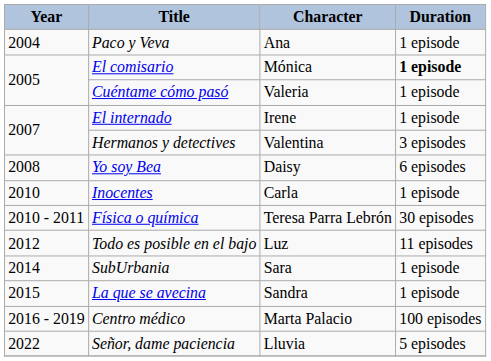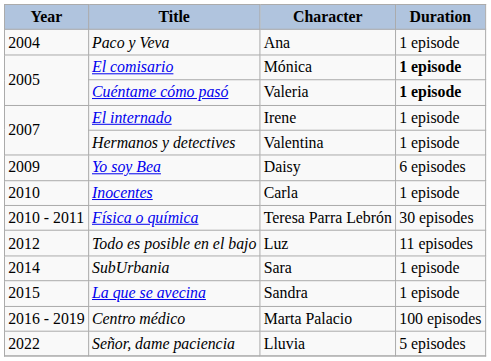(429, 92) normal -> (430, 92) bold
(432, 142) 3 episodes -> (429, 142) 1 episode
(24, 167) 2008 -> (24, 167) 2009
